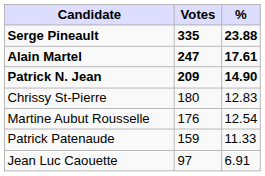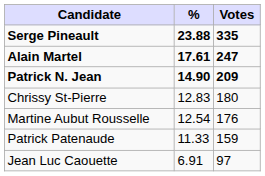columns swapped: (198, 14) <-> (241, 14)
